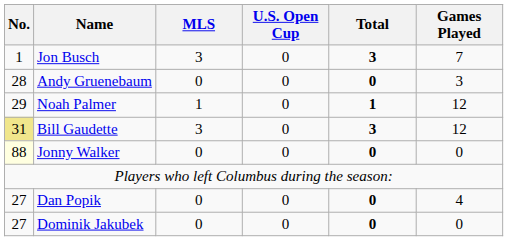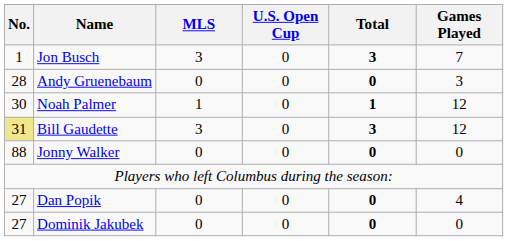(19, 104) 29 -> (19, 104) 30
(19, 152) lightyellow background -> (19, 152) no background
